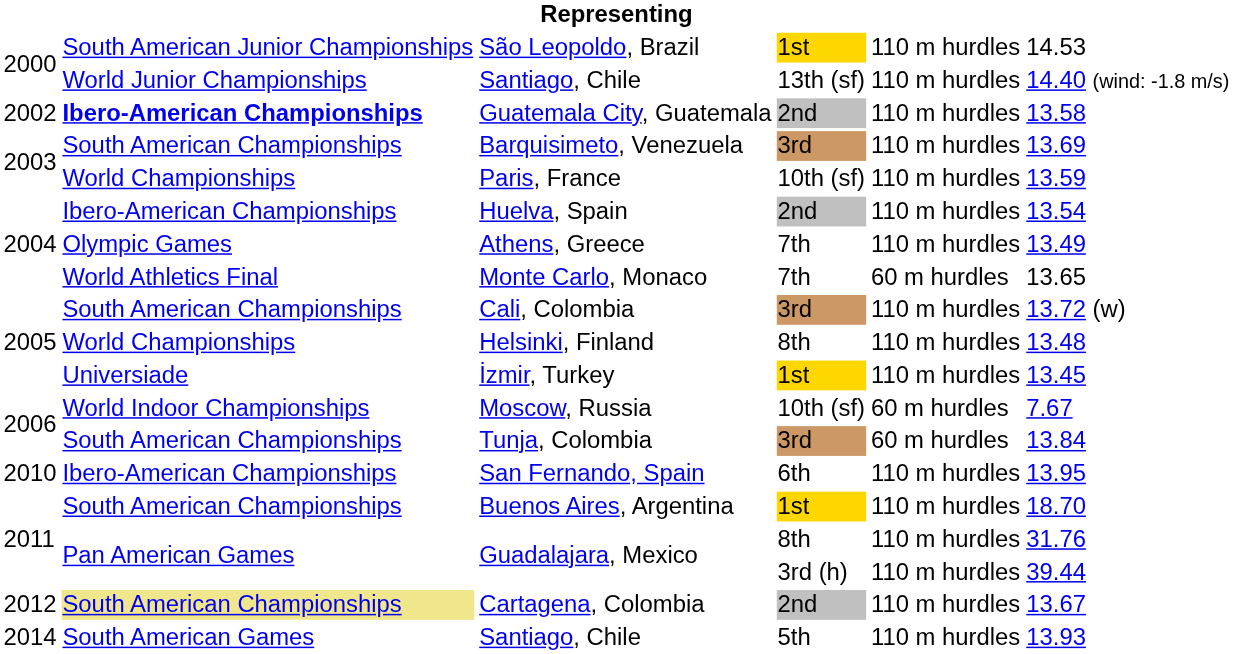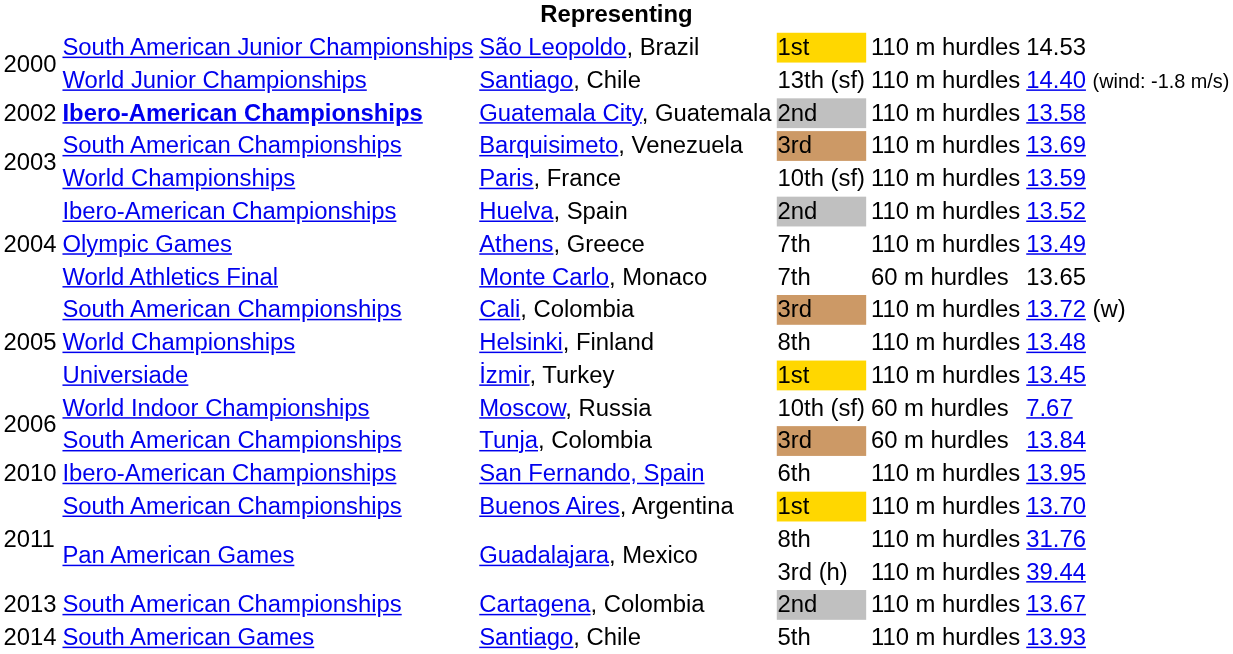(1056, 211) 13.54 -> (1056, 211) 13.52
(1056, 506) 18.70 -> (1056, 506) 13.70
(30, 604) 2012 -> (30, 604) 2013
(232, 604) khaki background -> (232, 604) no background
